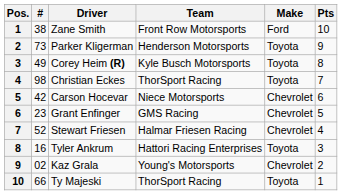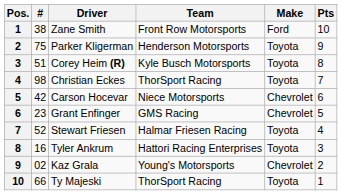(40, 47) 73 -> (40, 47) 75
(40, 63) 49 -> (40, 63) 51
(290, 131) Chevrolet -> (283, 131) Toyota
